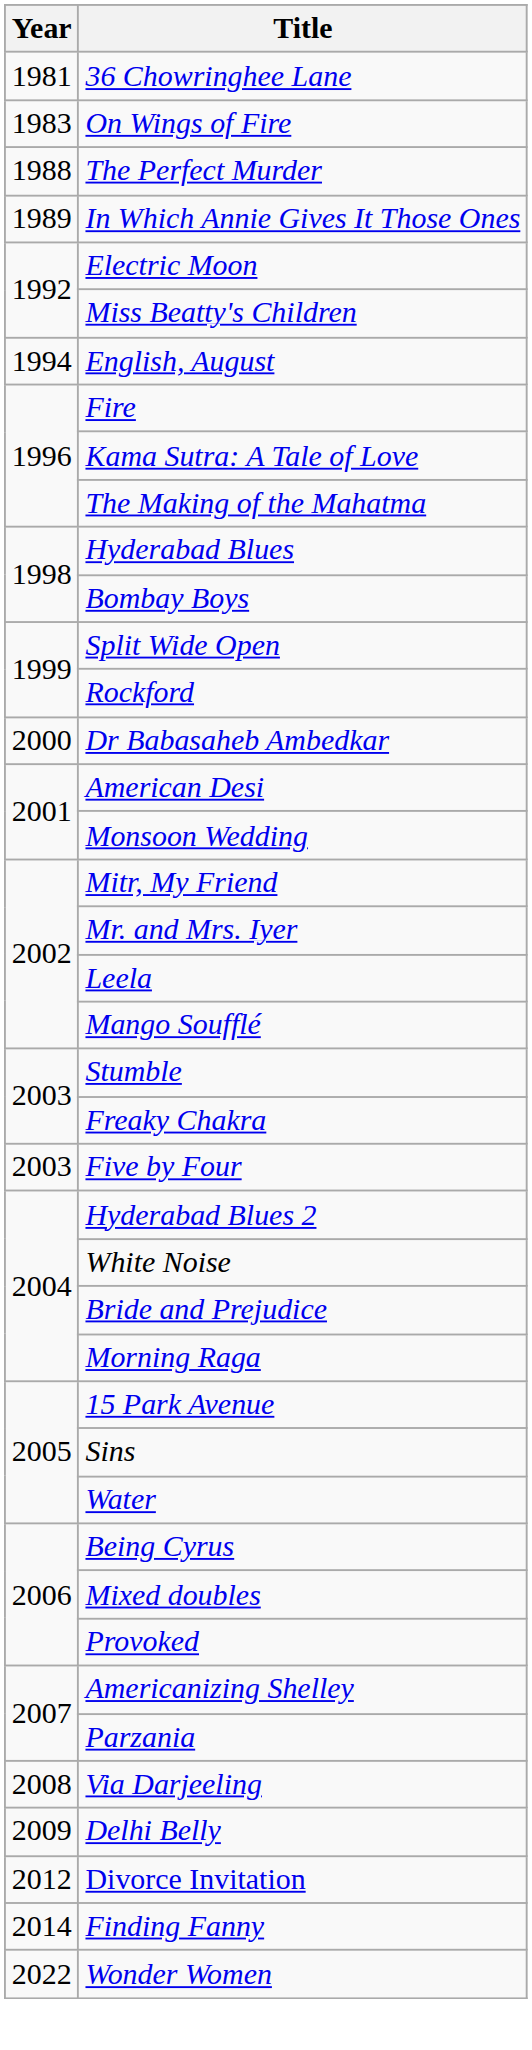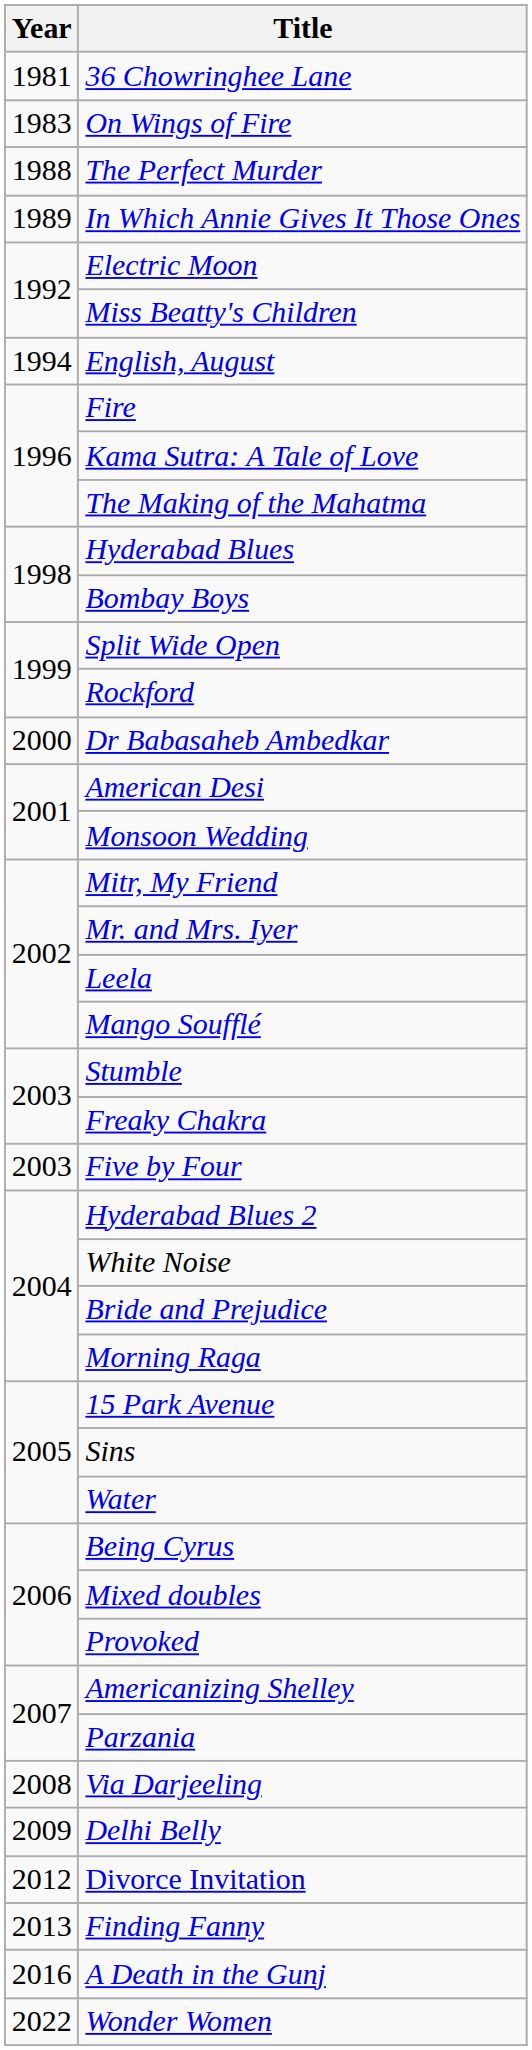(42, 1926) 2014 -> (42, 1926) 2013
+ row: (206, 1973)
